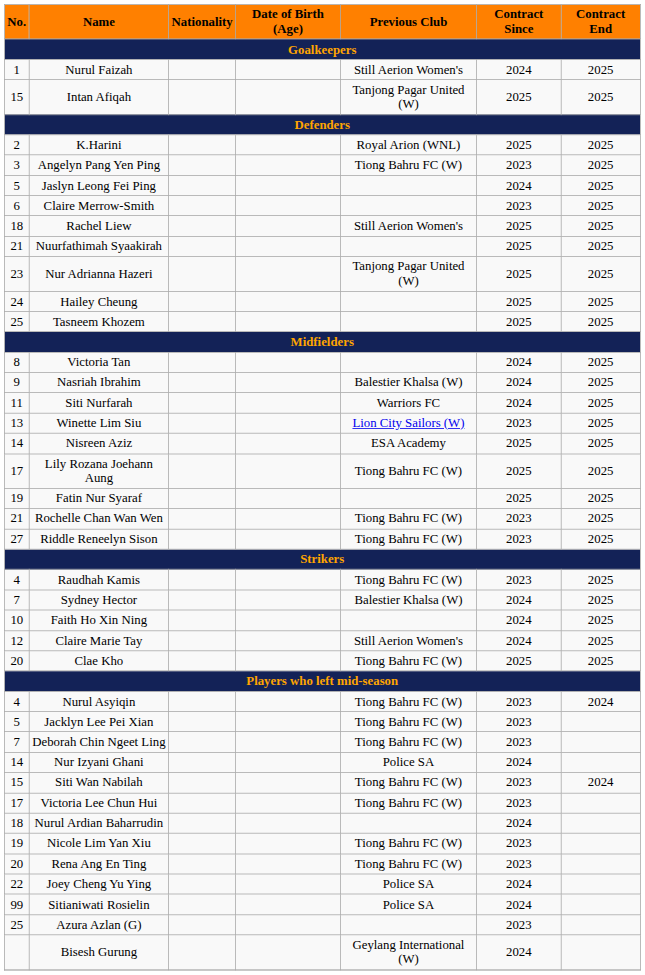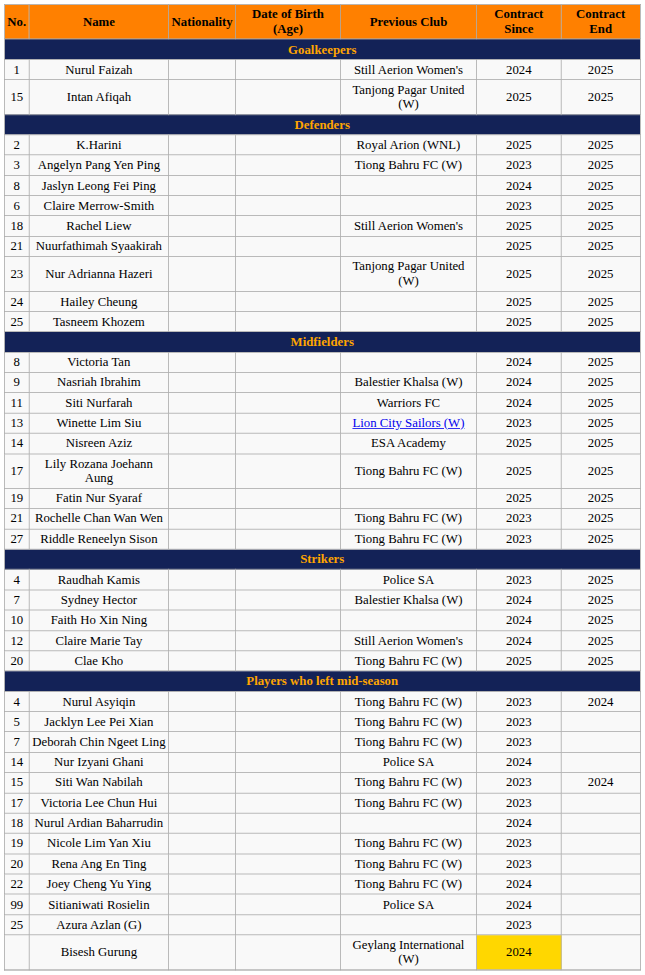(17, 185) 5 -> (17, 185) 8
(408, 579) Tiong Bahru FC (W) -> (408, 579) Police SA
(408, 884) Police SA -> (408, 884) Tiong Bahru FC (W)
(519, 952) no background -> (519, 952) gold background
